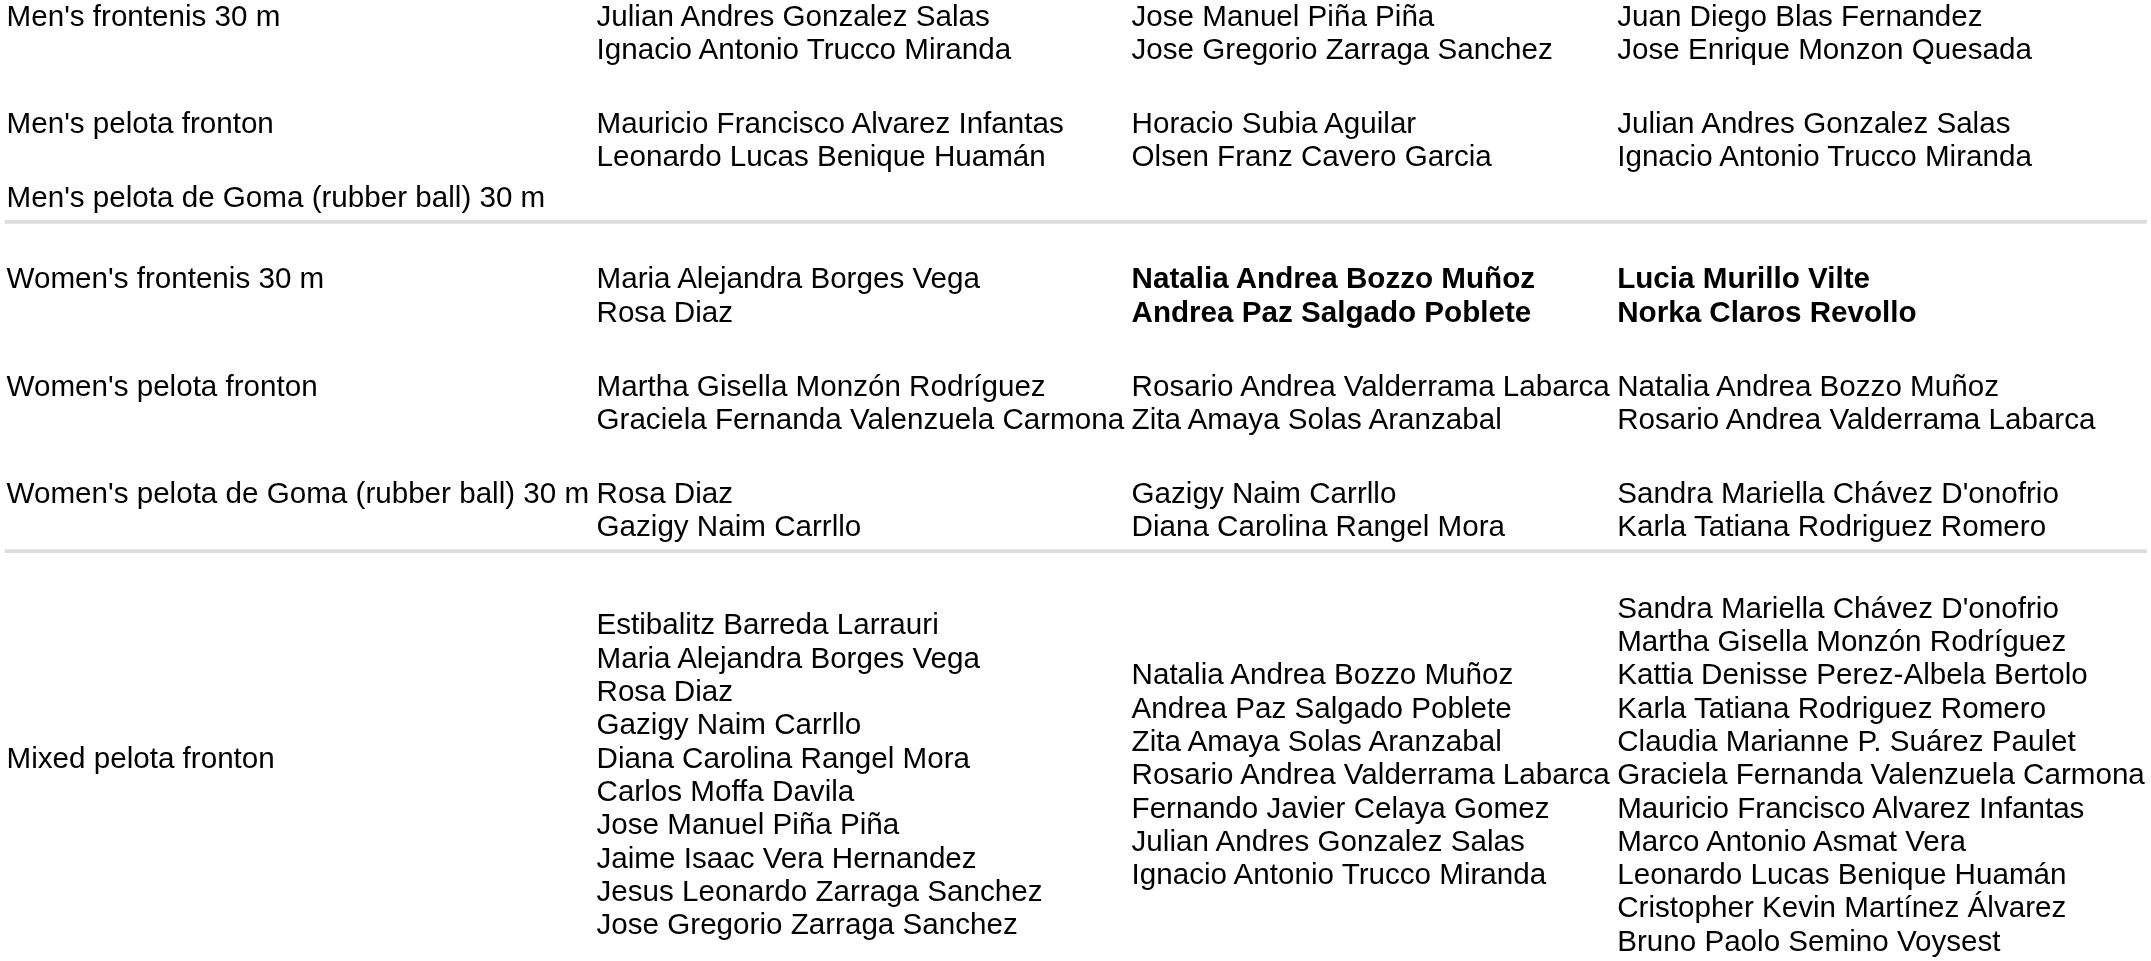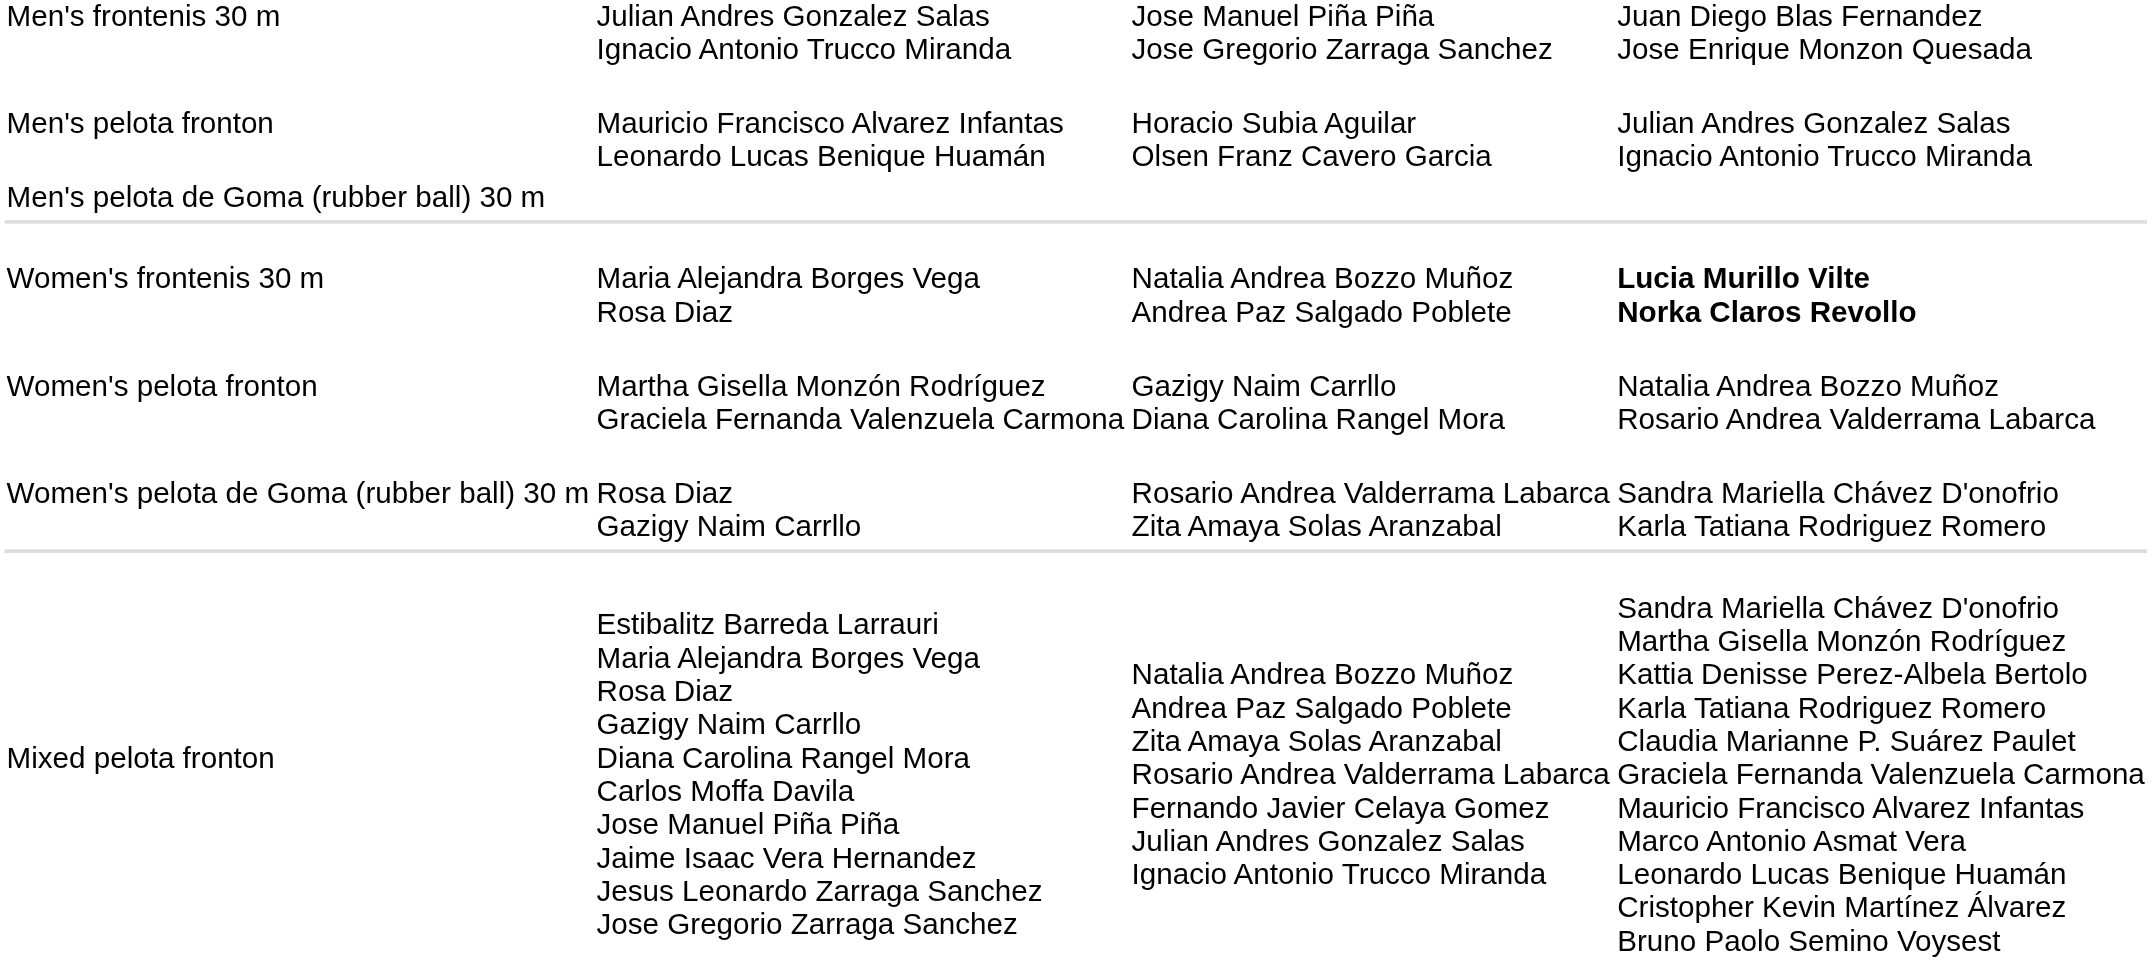(1333, 295) bold -> (1322, 295) normal
(1371, 402) Rosario Andrea Valderrama Labarca Zita Amaya Solas Aranzabal -> (1318, 402) Gazigy Naim Carrllo Diana Carolina Rangel Mora
(1318, 510) Gazigy Naim Carrllo Diana Carolina Rangel Mora -> (1371, 510) Rosario Andrea Valderrama Labarca Zita Amaya Solas Aranzabal
